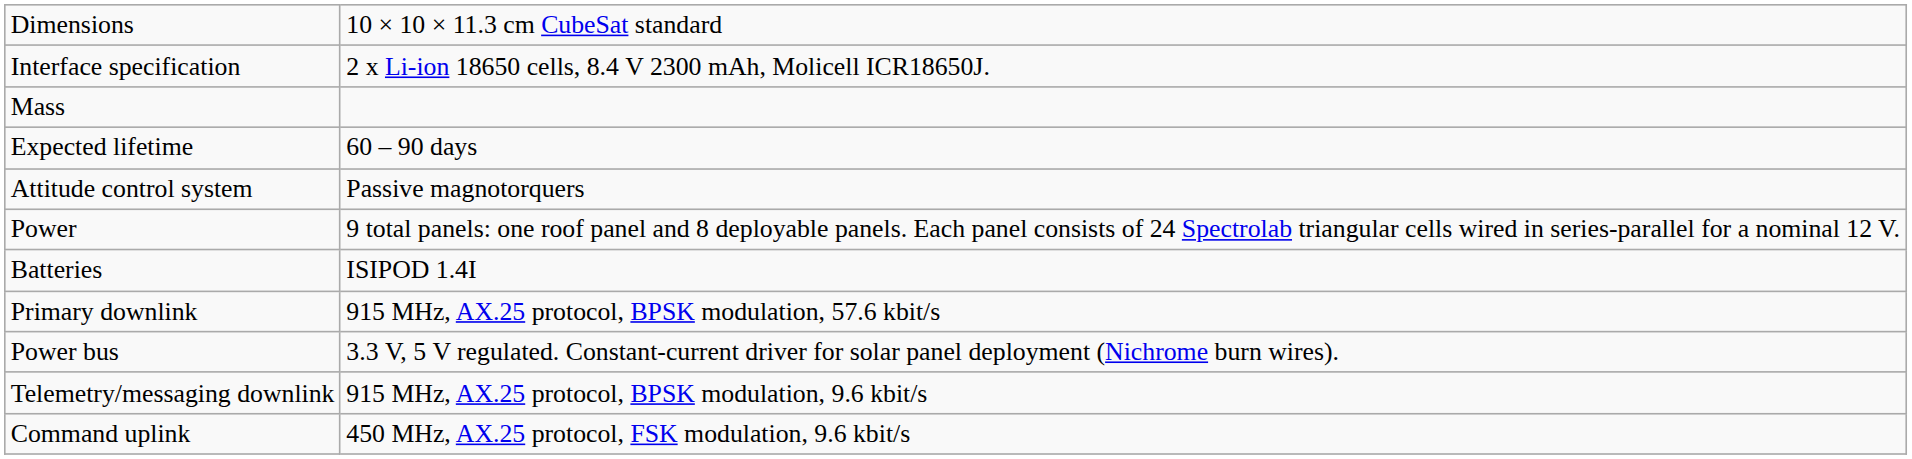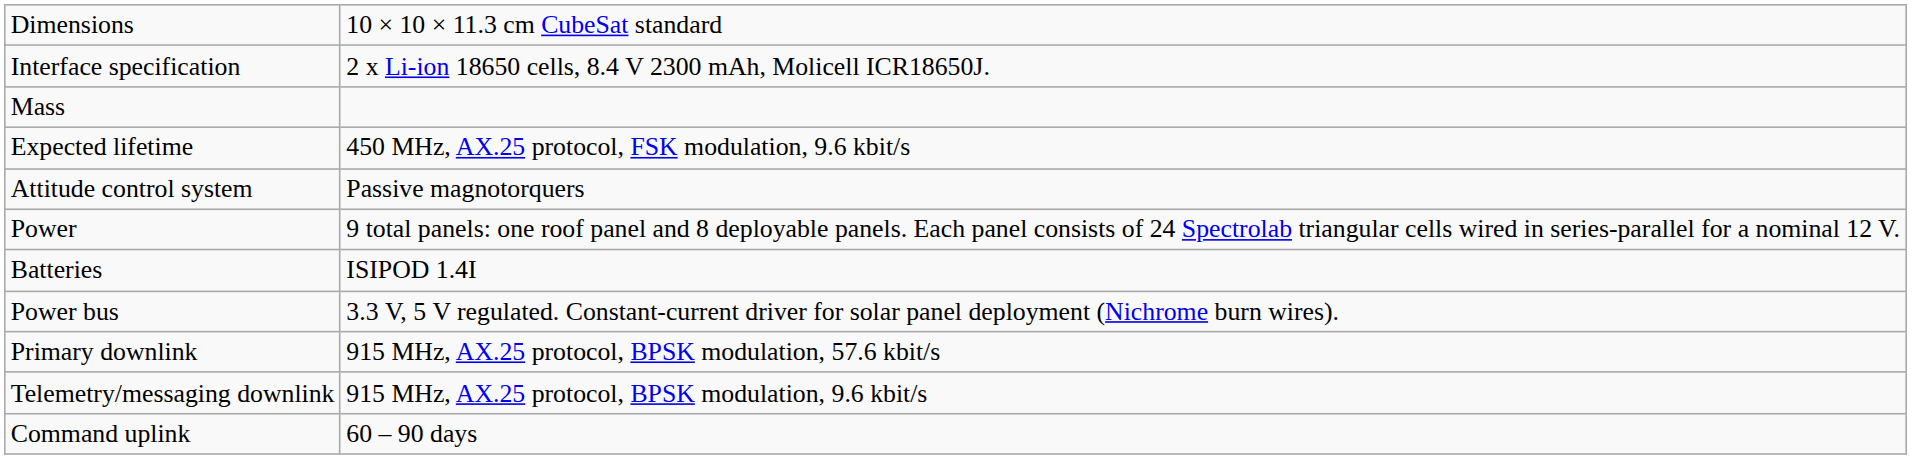(412, 147) 60 – 90 days -> (628, 147) 450 MHz, AX.25 protocol, FSK modulation, 9.6 kbit/s
rows swapped: (65, 351) <-> (104, 310)
(628, 433) 450 MHz, AX.25 protocol, FSK modulation, 9.6 kbit/s -> (412, 433) 60 – 90 days
